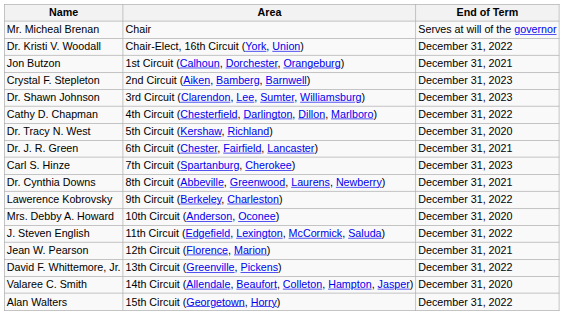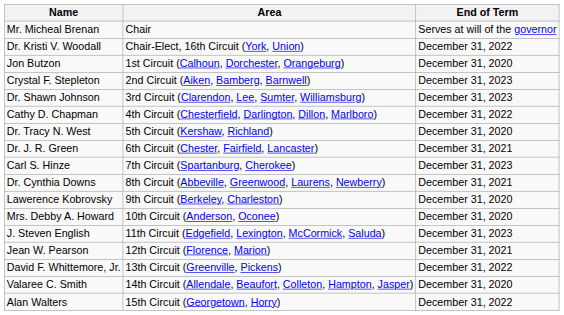(465, 64) December 31, 2021 -> (465, 64) December 31, 2020
(465, 200) December 31, 2022 -> (465, 200) December 31, 2020
(465, 234) December 31, 2022 -> (465, 234) December 31, 2023
